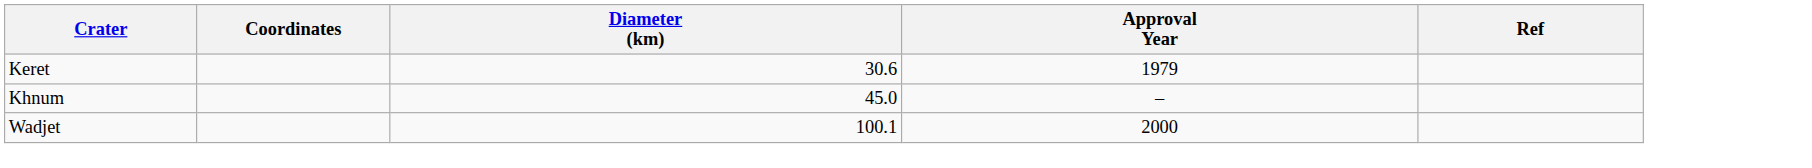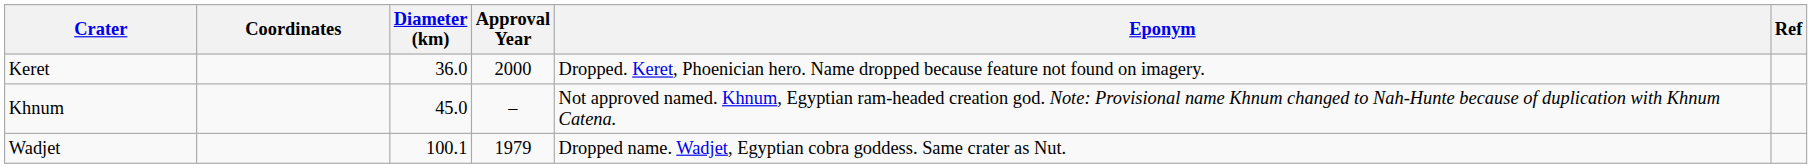+ column: (1162, 29)
(881, 68) 30.6 -> (451, 68) 36.0
(1160, 68) 1979 -> (513, 68) 2000
(1160, 127) 2000 -> (513, 148) 1979
